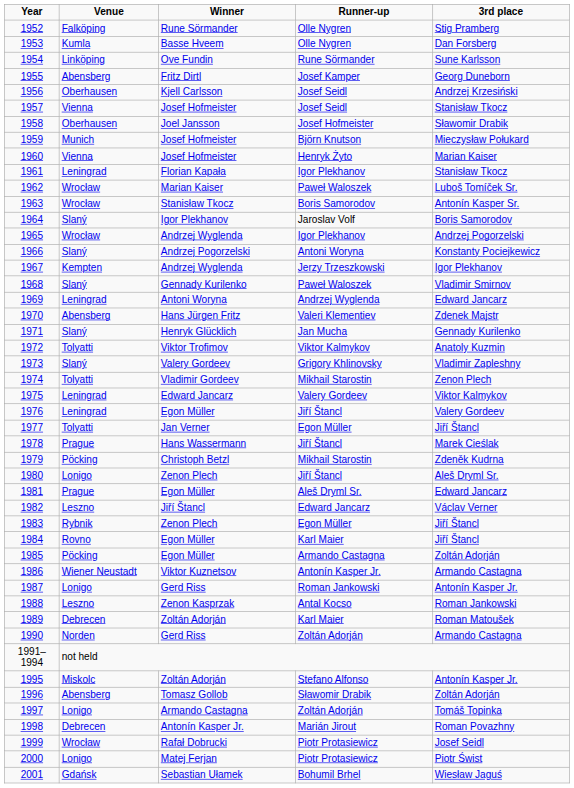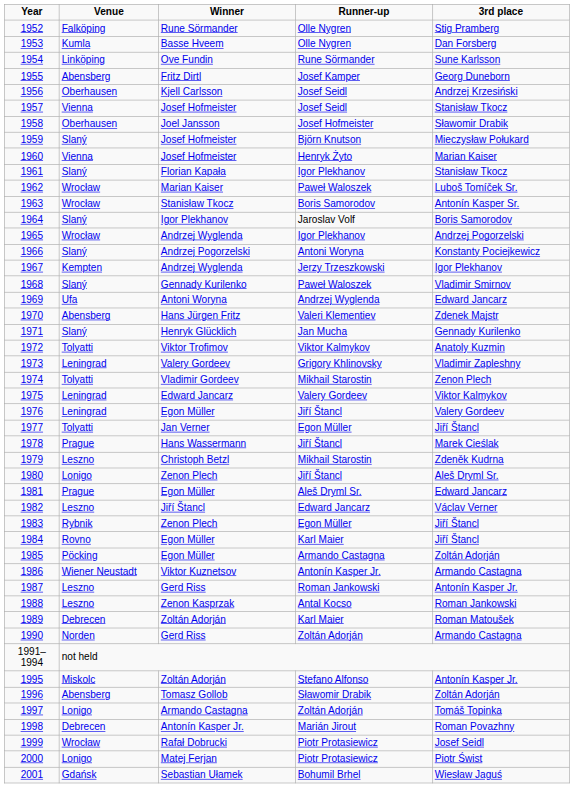(78, 140) Munich -> (74, 140) Slaný
(84, 172) Leningrad -> (74, 172) Slaný
(84, 300) Leningrad -> (70, 300) Ufa
(74, 364) Slaný -> (84, 364) Leningrad
(80, 460) Pöcking -> (78, 460) Leszno
(77, 587) Lonigo -> (78, 587) Leszno
